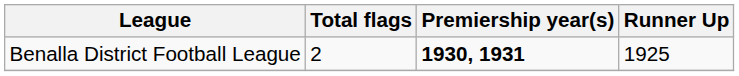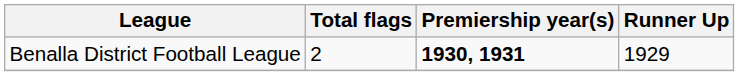(647, 53) 1925 -> (647, 53) 1929
